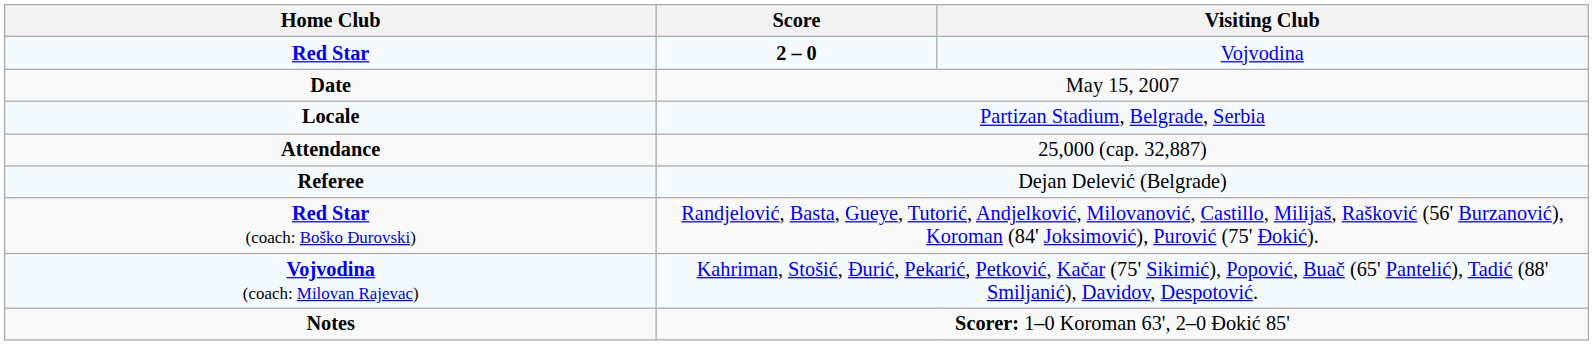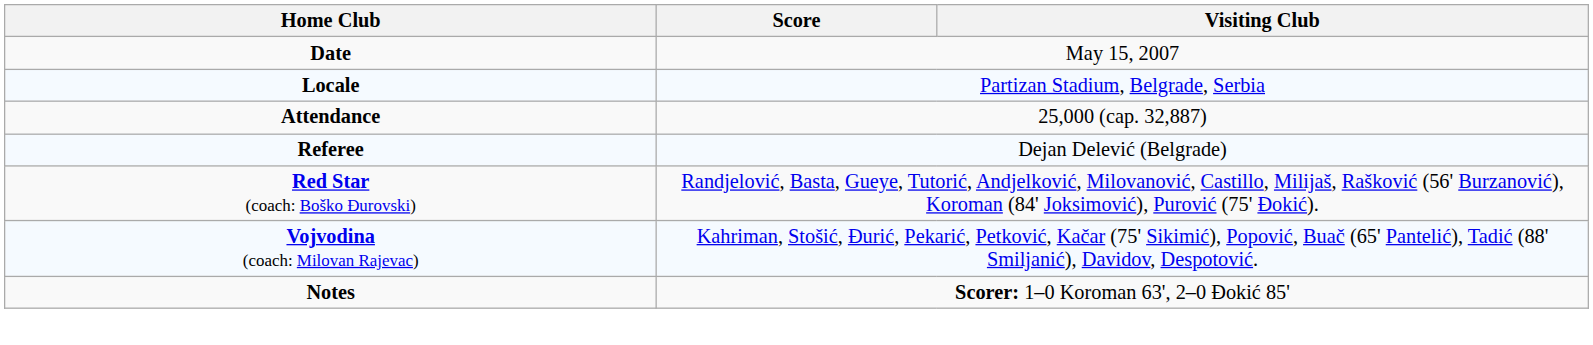- row: (331, 52)
